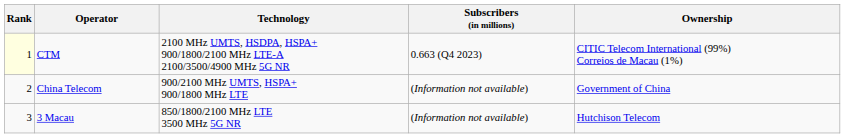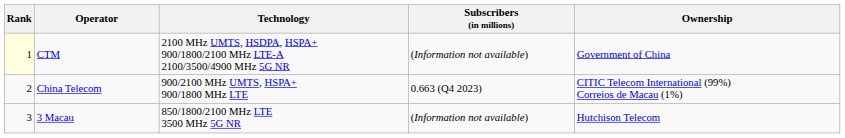(446, 54) 0.663 (Q4 2023) -> (469, 54) (Information not available)
(654, 54) CITIC Telecom International (99%) Correios de Macau (1%) -> (624, 54) Government of China
(469, 89) (Information not available) -> (446, 89) 0.663 (Q4 2023)
(624, 89) Government of China -> (654, 89) CITIC Telecom International (99%) Correios de Macau (1%)
